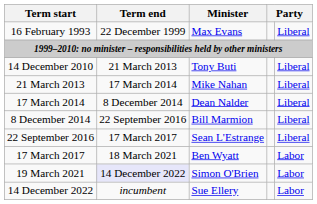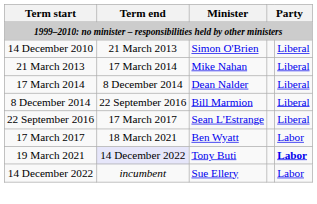- row: (50, 31)
(214, 66) Tony Buti -> (225, 48) Simon O'Brien
(225, 173) Simon O'Brien -> (214, 155) Tony Buti
(291, 173) normal -> (292, 155) bold
